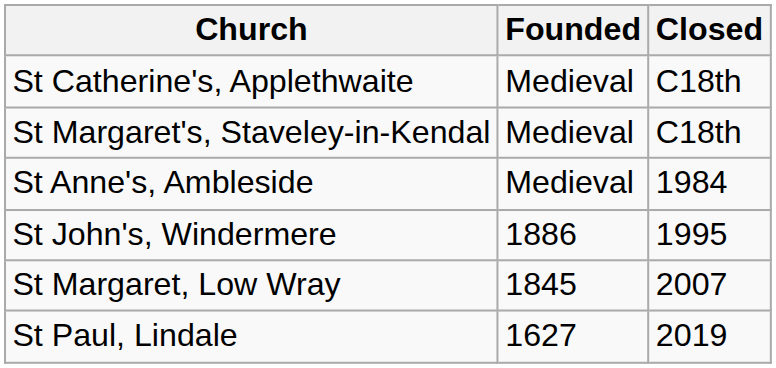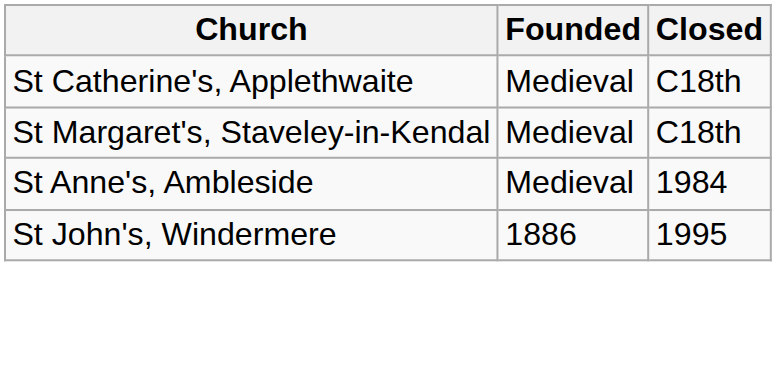- row: (177, 285)
- row: (125, 336)
